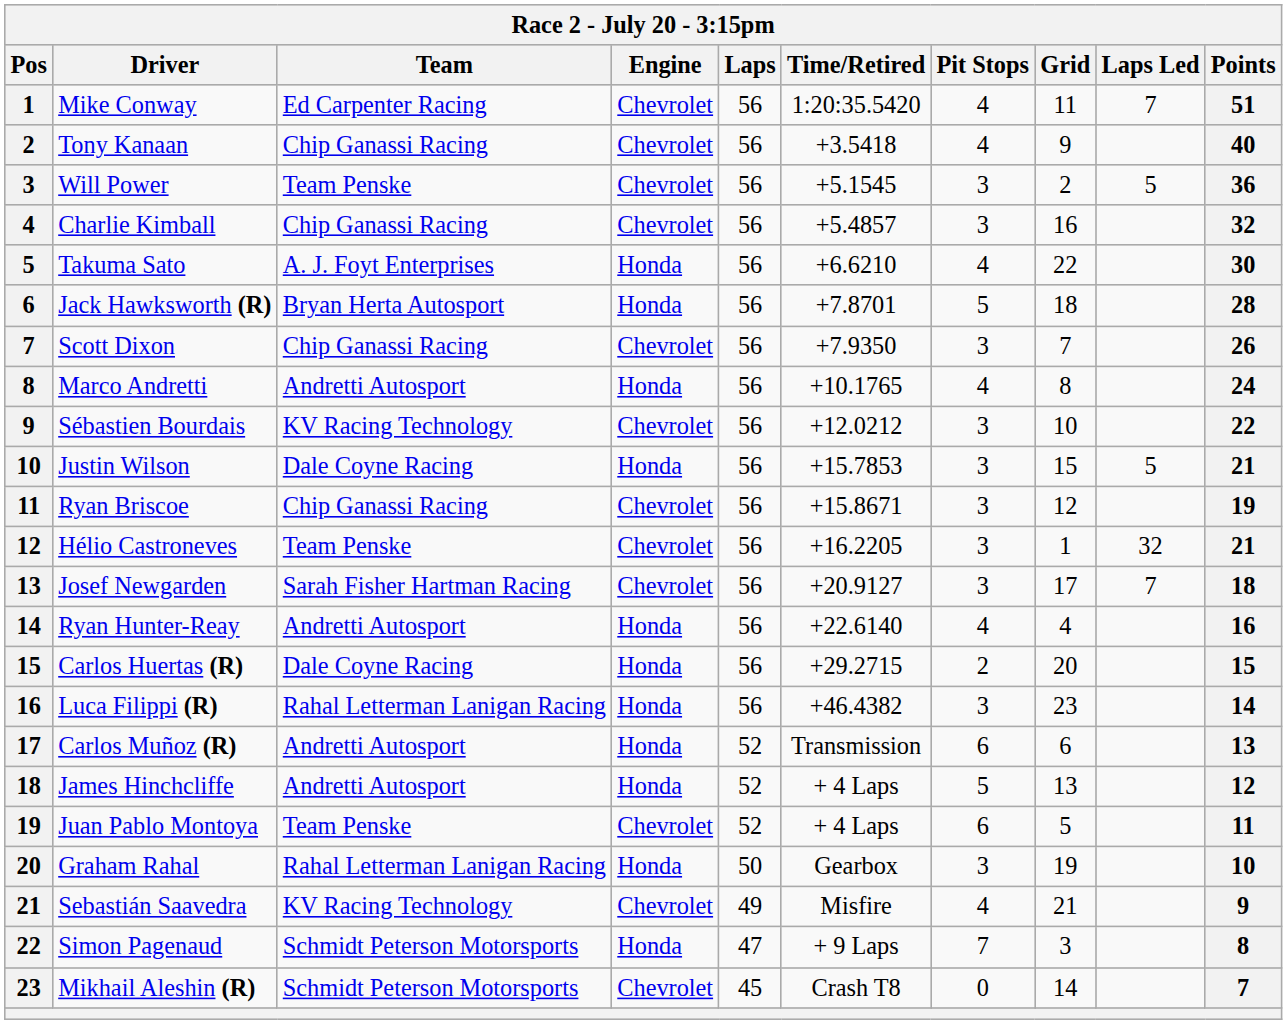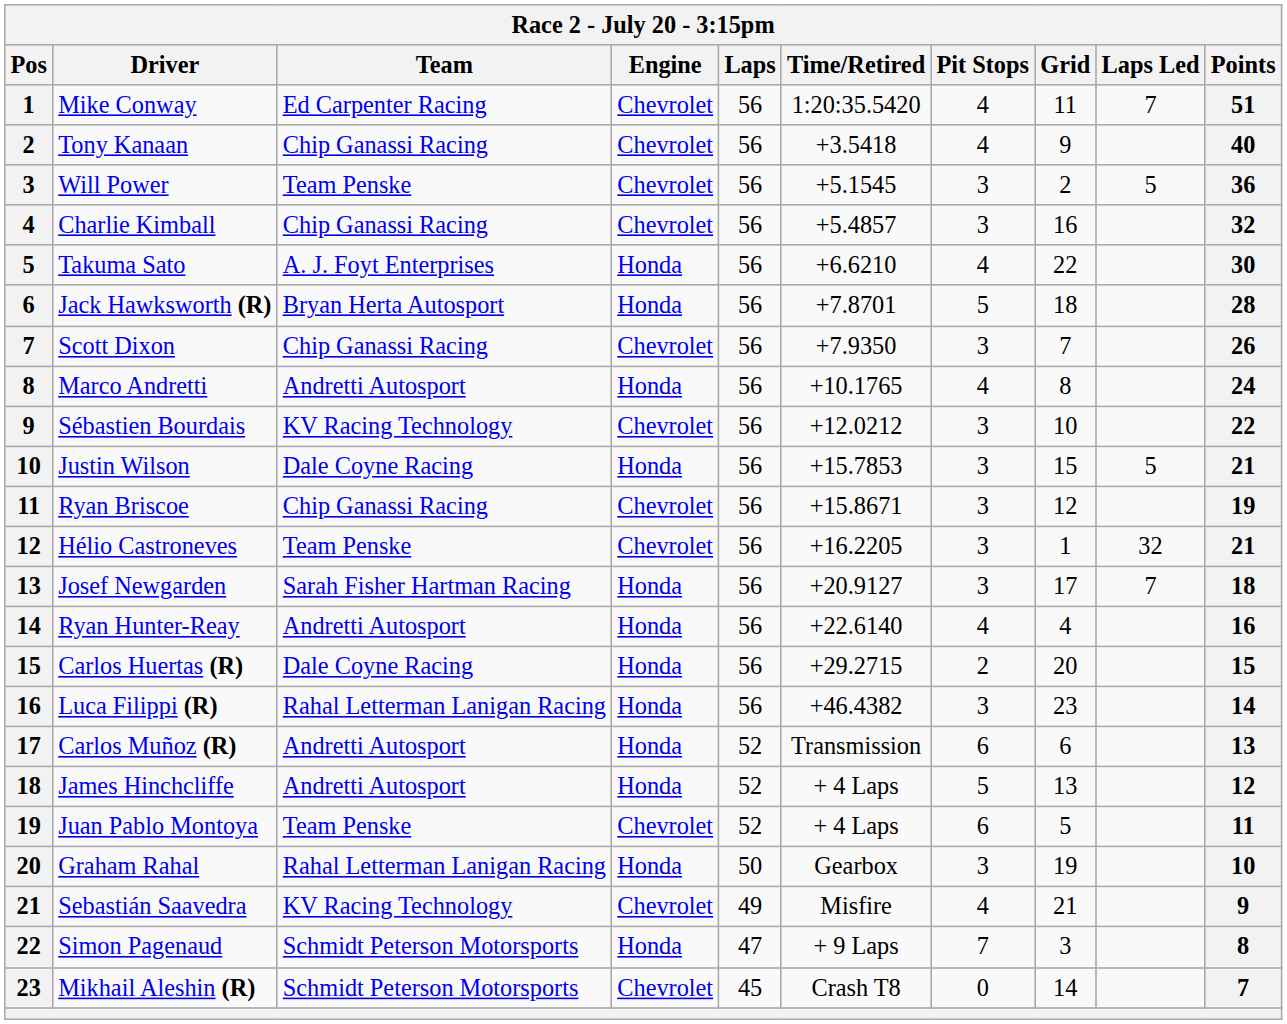(665, 586) Chevrolet -> (650, 586) Honda
